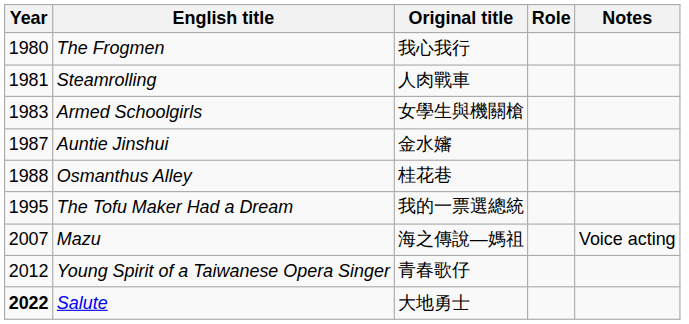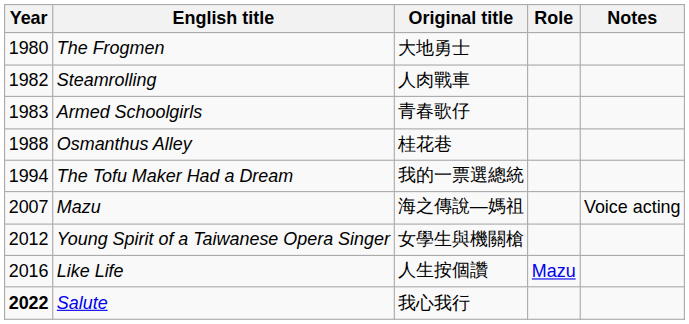(434, 48) 我心我行 -> (434, 48) 大地勇士
(29, 80) 1981 -> (29, 80) 1982
(461, 111) 女學生與機關槍 -> (434, 111) 青春歌仔
- row: (113, 144)
(29, 207) 1995 -> (29, 175) 1994
(434, 270) 青春歌仔 -> (461, 238) 女學生與機關槍
+ row: (90, 271)
(434, 302) 大地勇士 -> (434, 302) 我心我行
